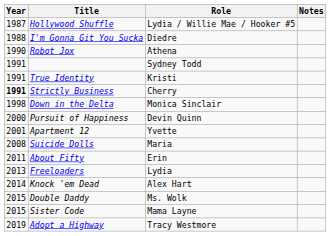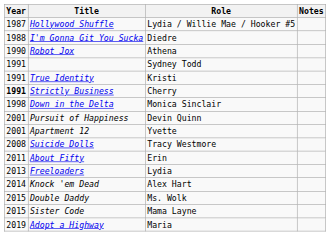(16, 118) 2000 -> (16, 118) 2001
(160, 144) Maria -> (182, 144) Tracy Westmore
(182, 225) Tracy Westmore -> (160, 225) Maria
